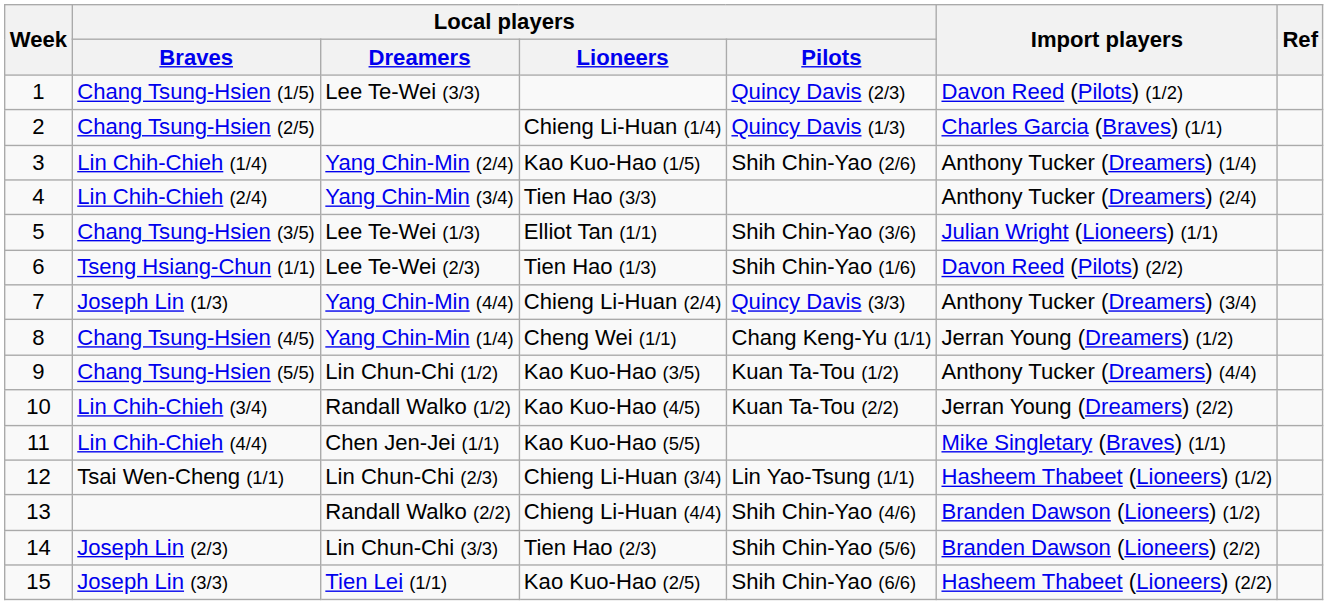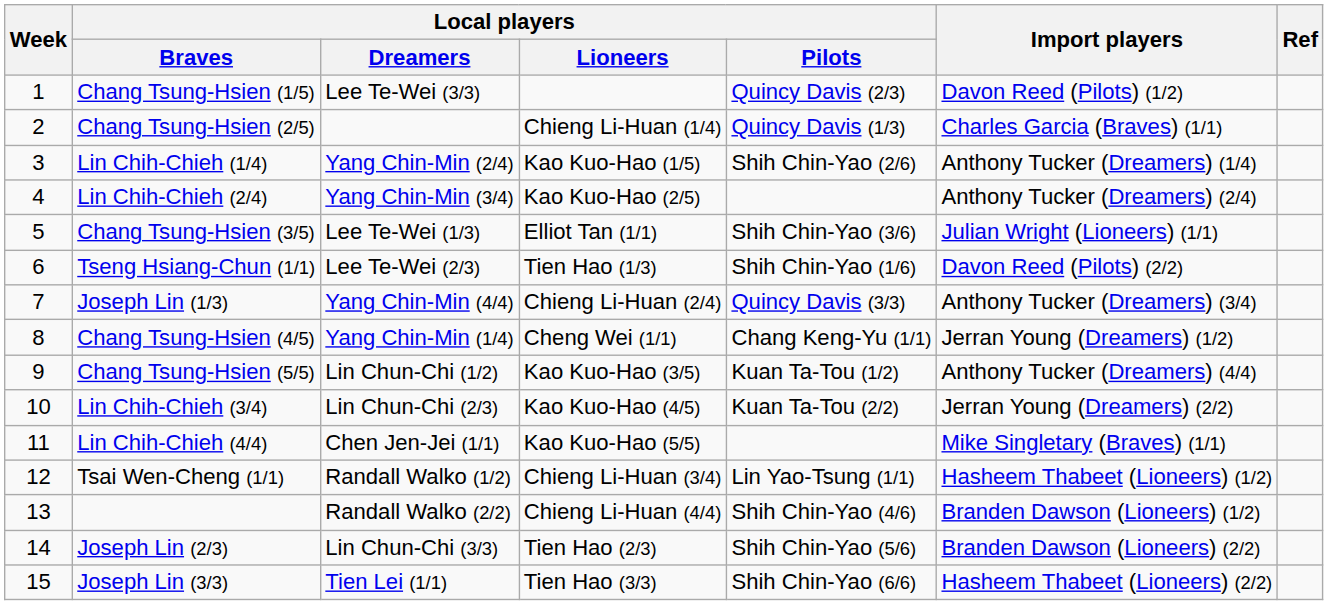(590, 197) Tien Hao (3/3) -> (612, 197) Kao Kuo-Hao (2/5)
(418, 407) Randall Walko (1/2) -> (412, 407) Lin Chun-Chi (2/3)
(412, 477) Lin Chun-Chi (2/3) -> (418, 477) Randall Walko (1/2)
(612, 582) Kao Kuo-Hao (2/5) -> (590, 582) Tien Hao (3/3)
